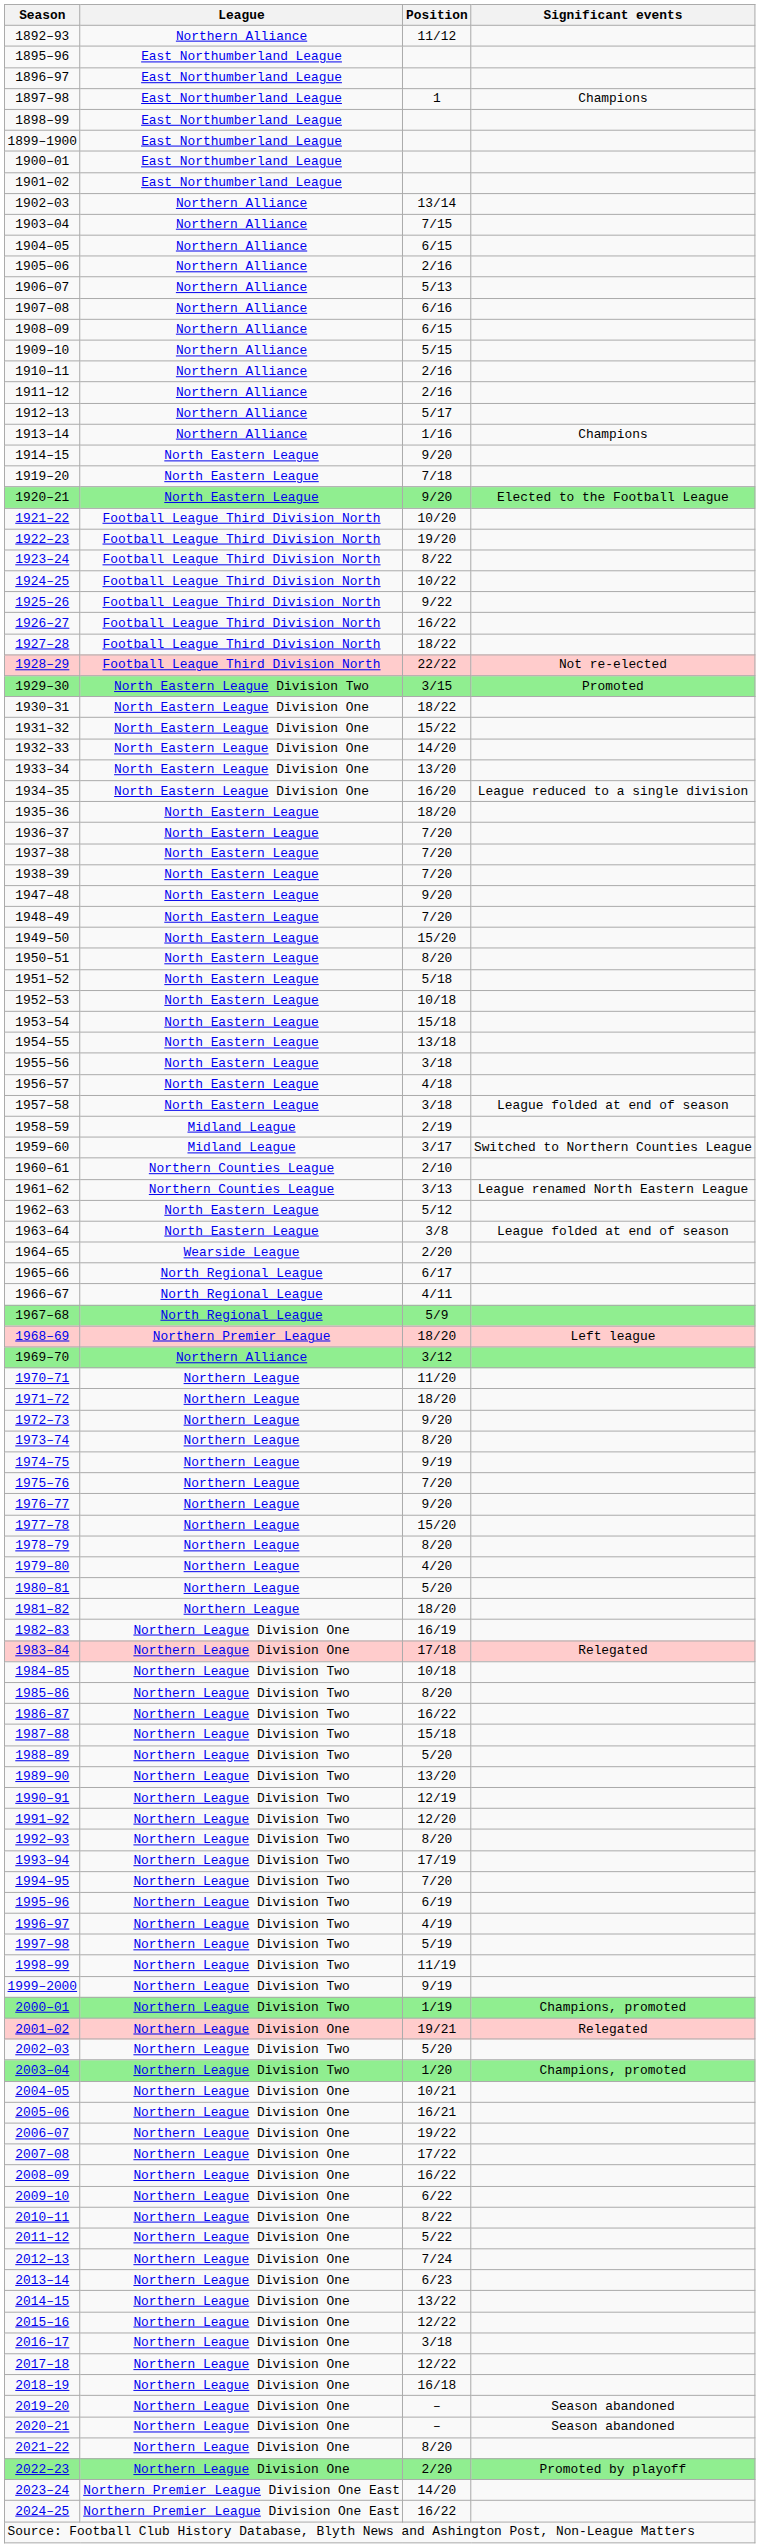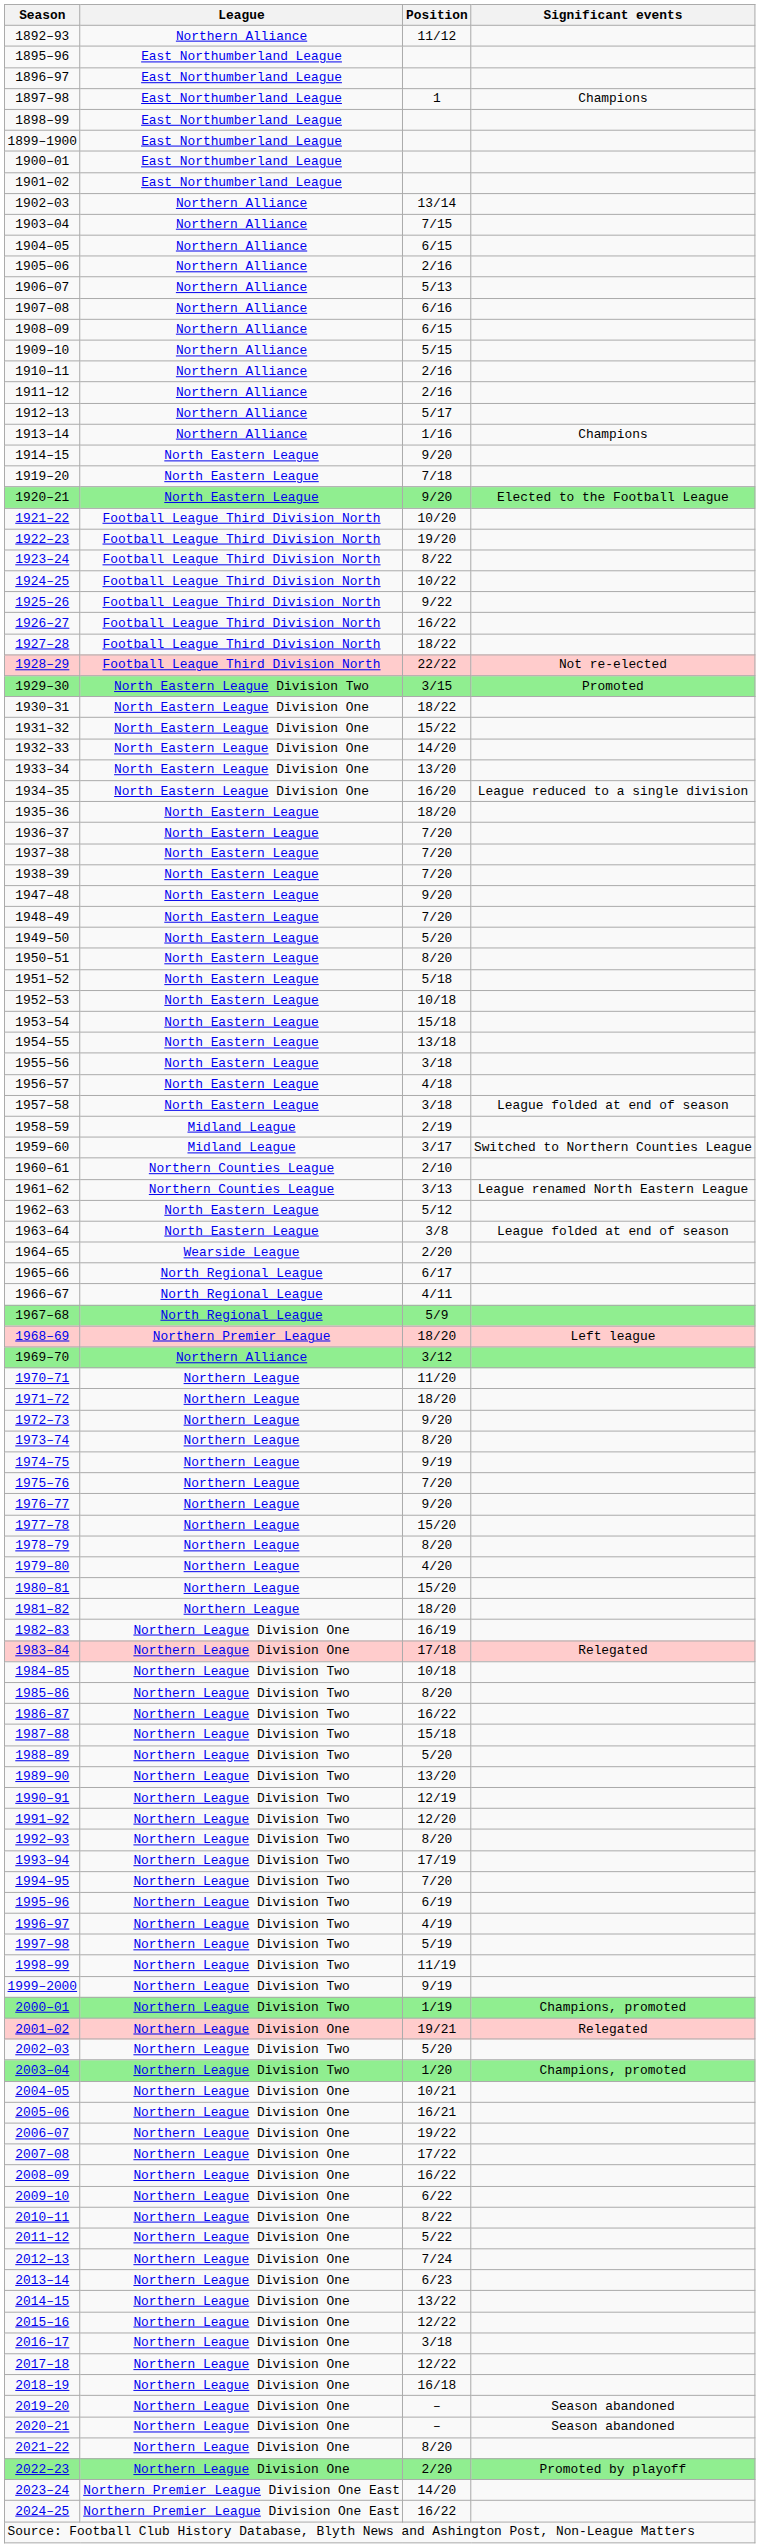(437, 938) 15/20 -> (437, 938) 5/20
(437, 1588) 5/20 -> (437, 1588) 15/20
